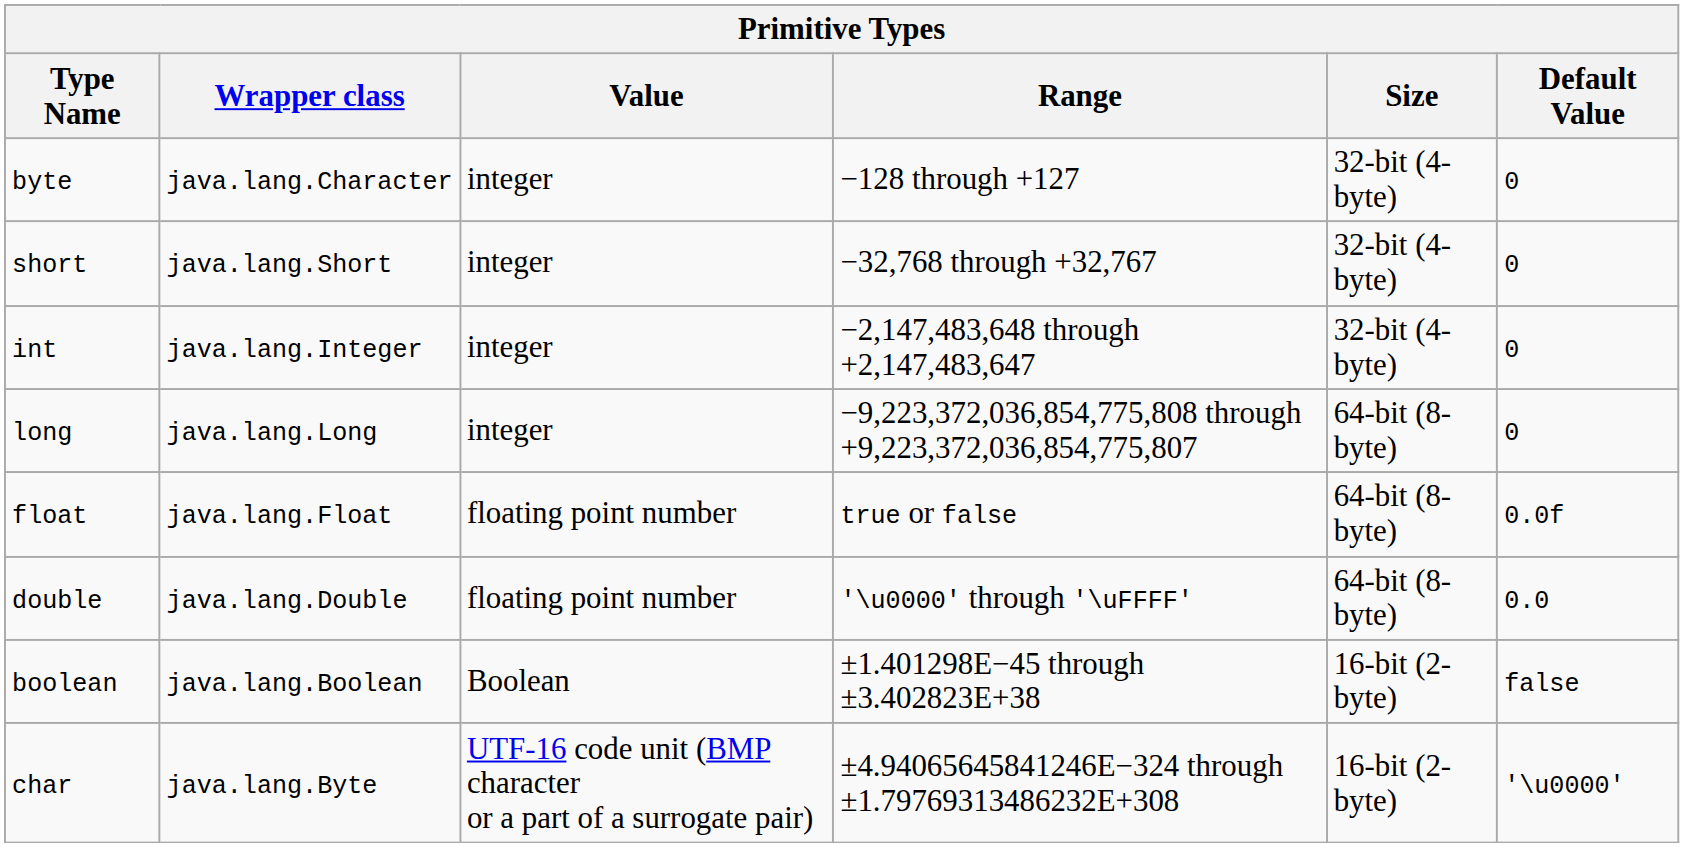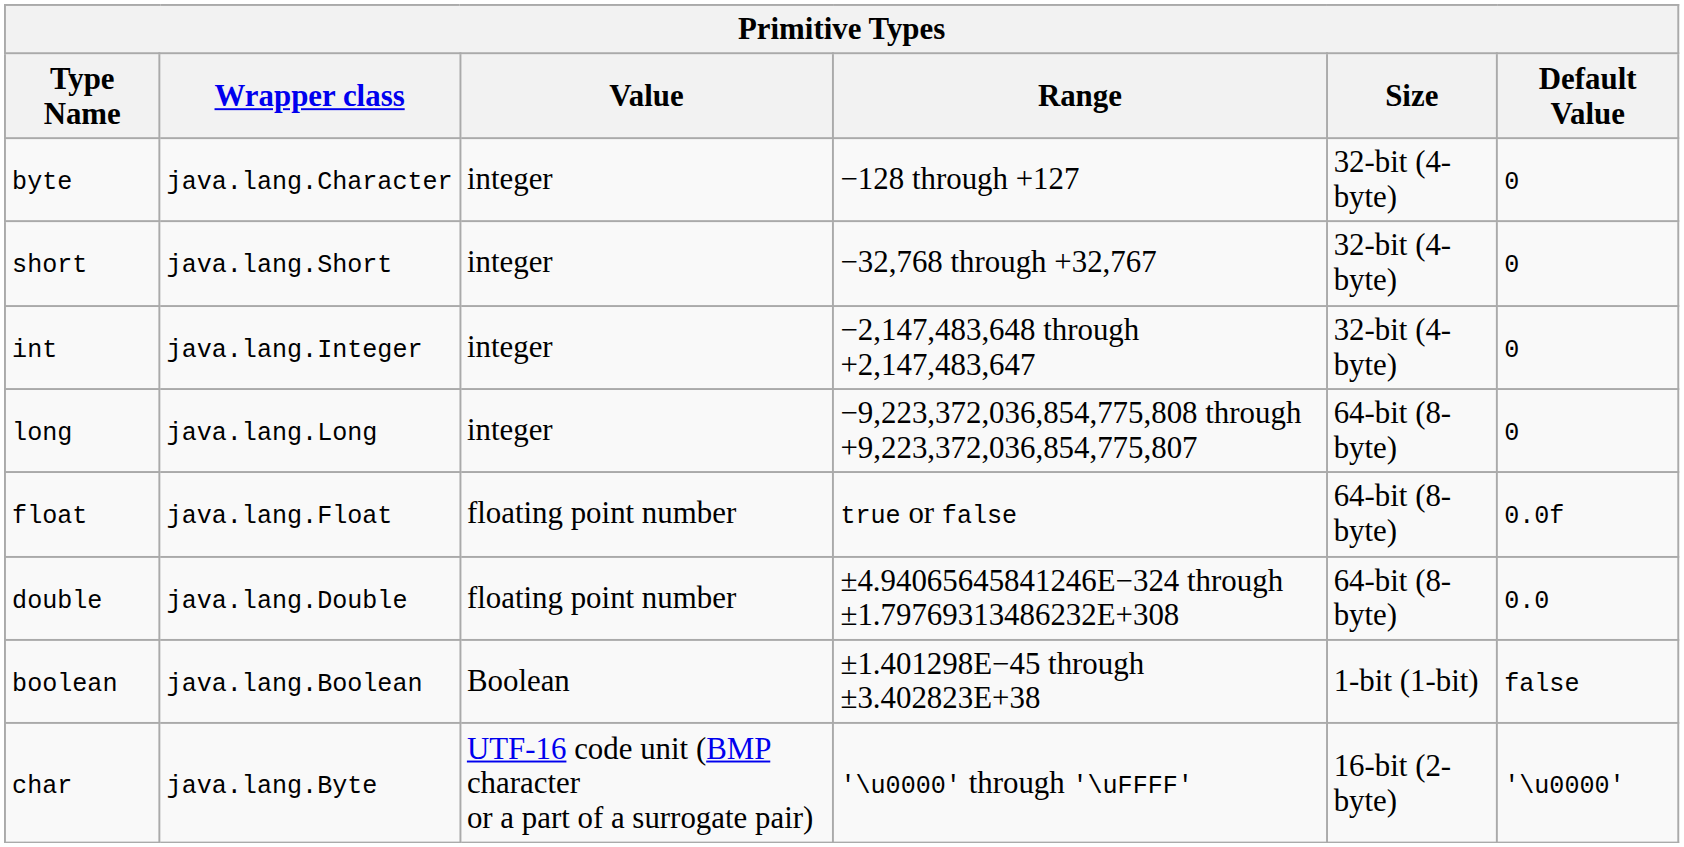(1017, 598) '\u0000' through '\uFFFF' -> (1062, 597) ±4.94065645841246E−324 through ±1.79769313486232E+308
(1392, 681) 16-bit (2-byte) -> (1406, 681) 1-bit (1-bit)
(1062, 782) ±4.94065645841246E−324 through ±1.79769313486232E+308 -> (1017, 783) '\u0000' through '\uFFFF'
